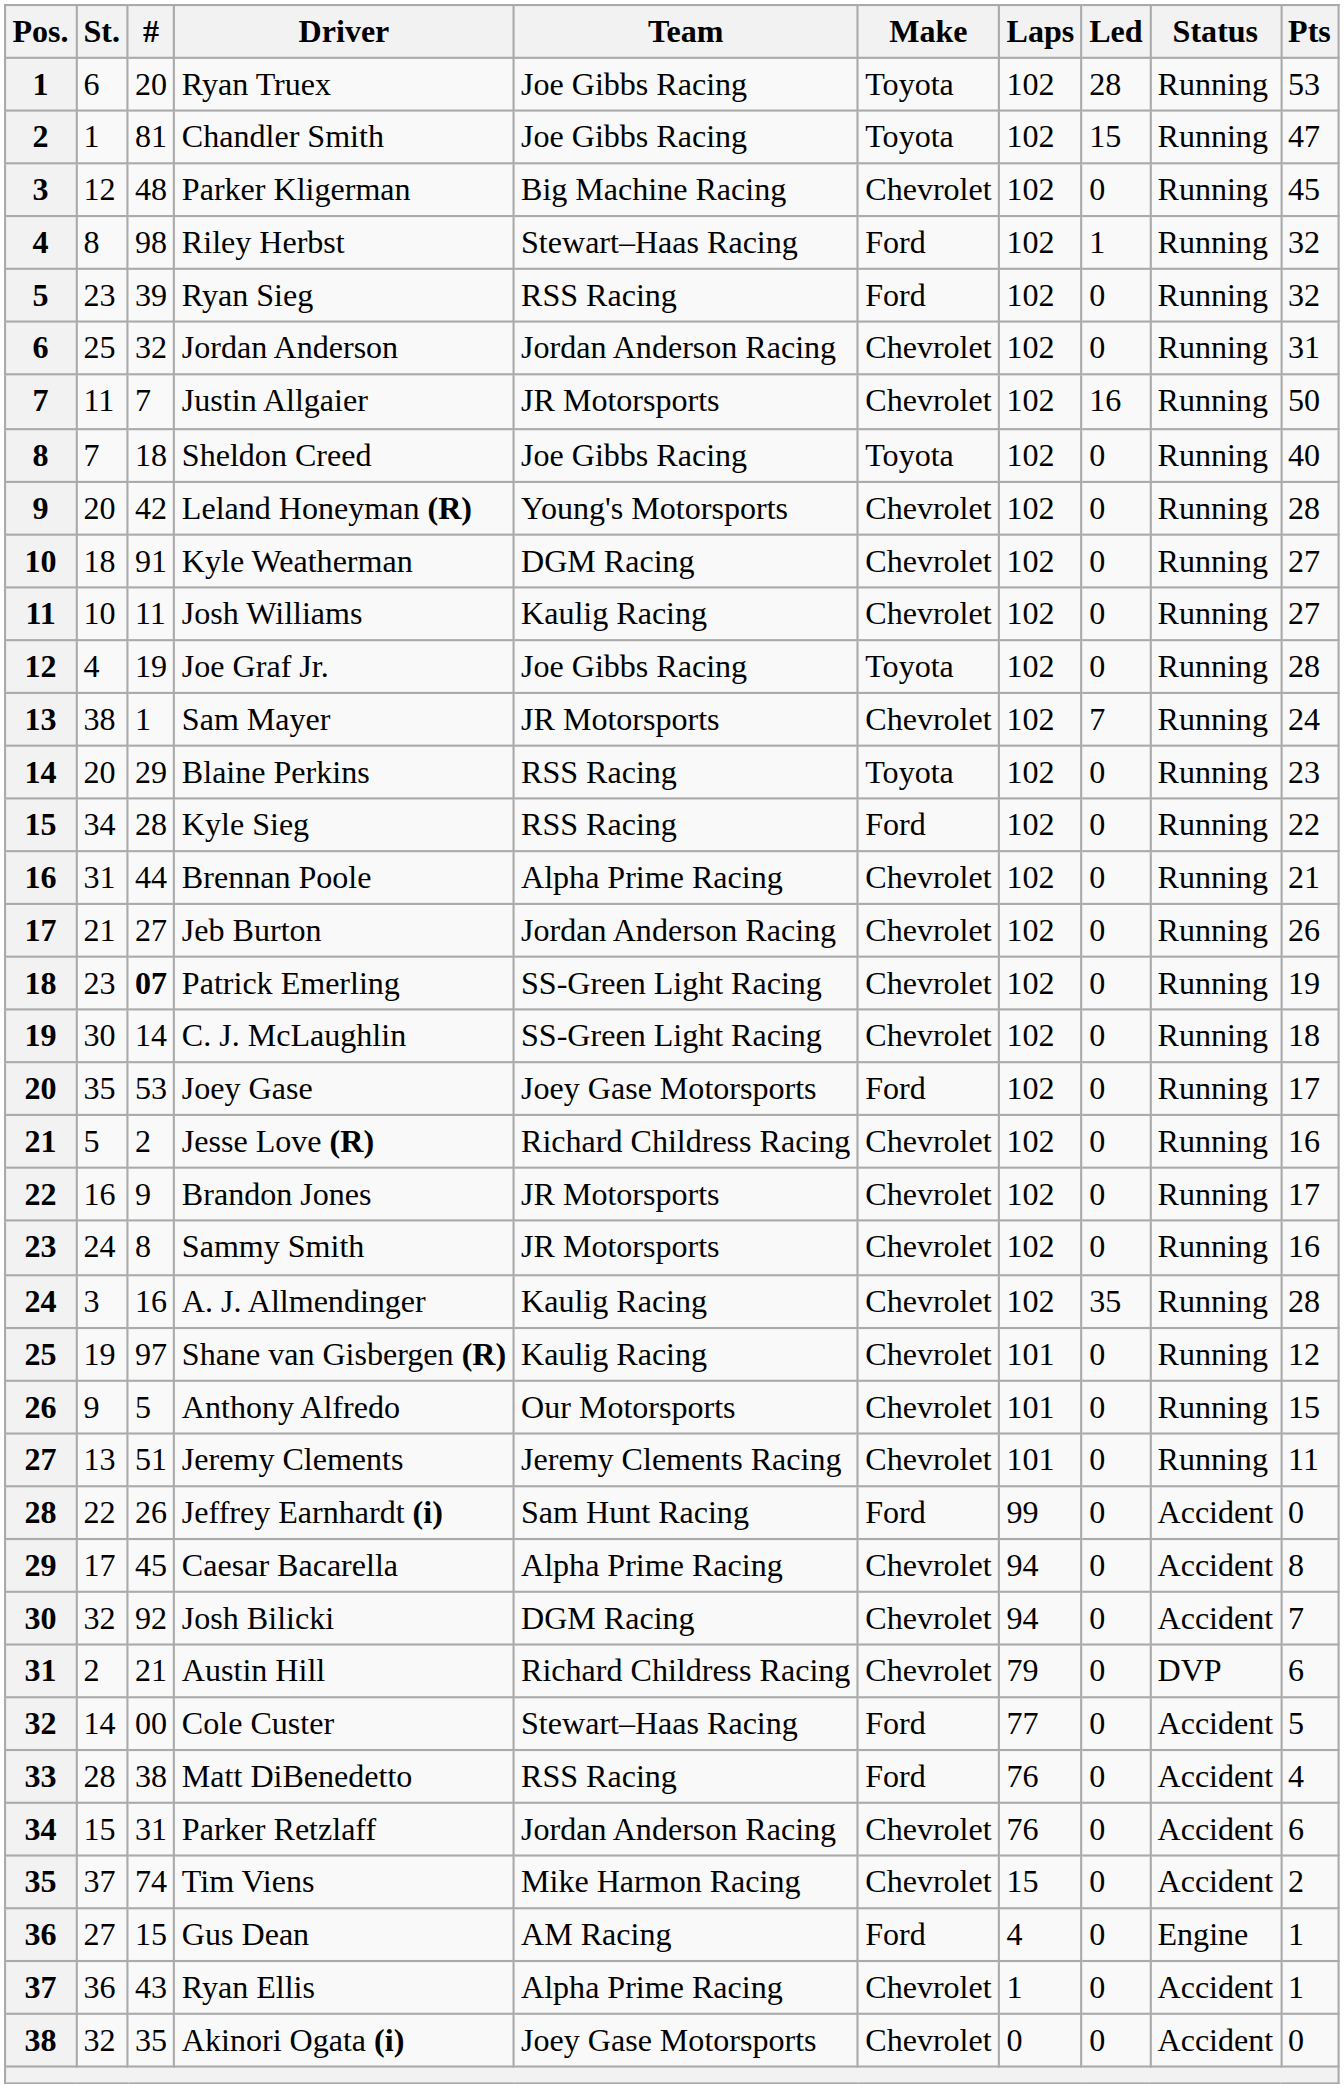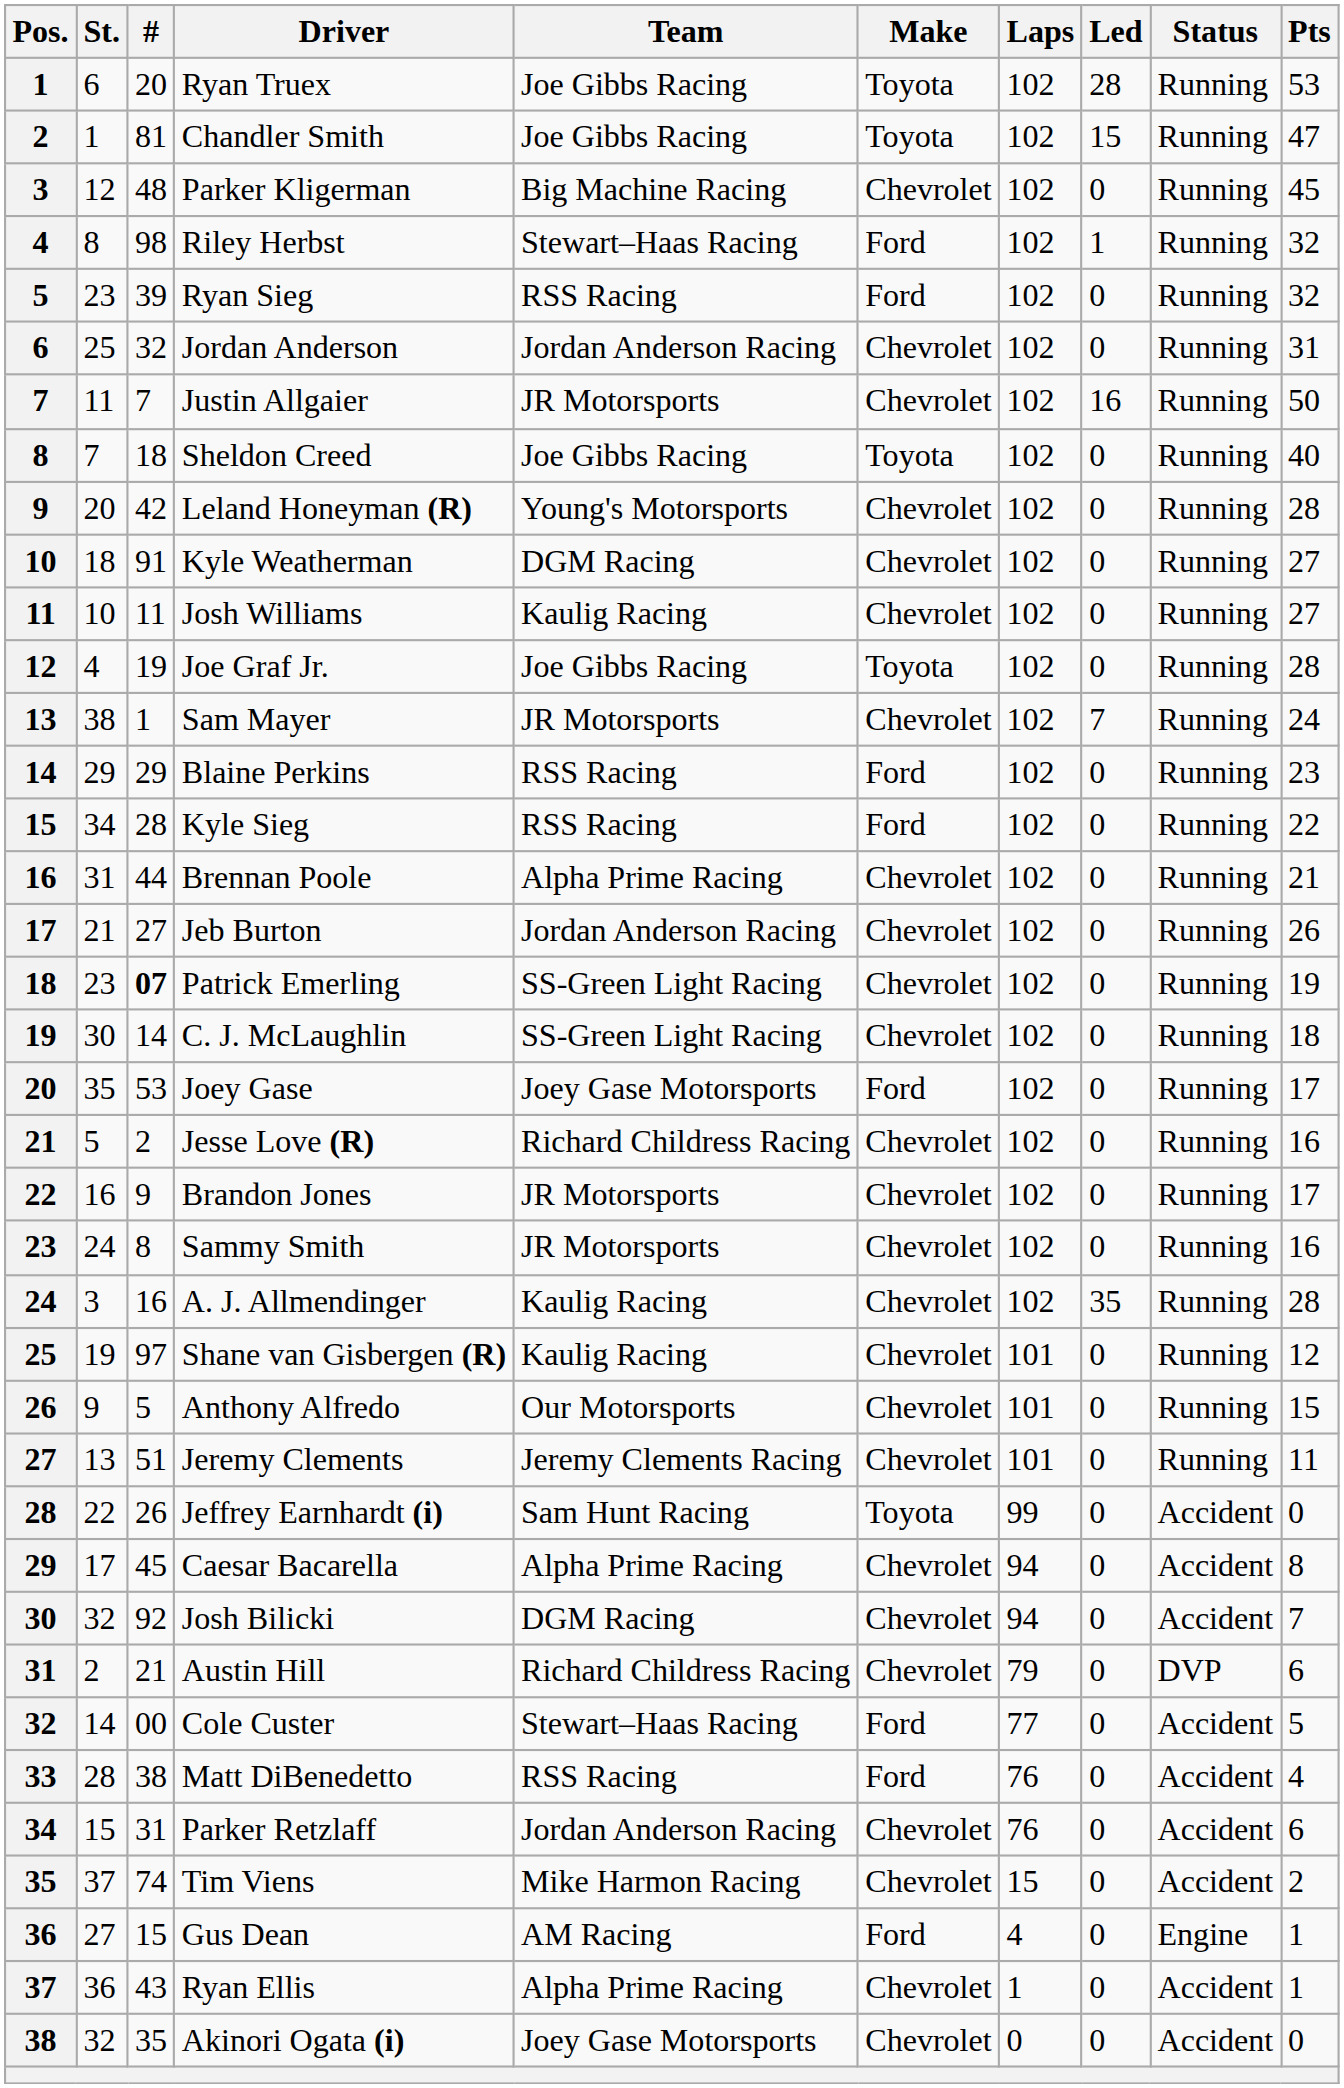(100, 771) 20 -> (100, 771) 29
(910, 771) Toyota -> (896, 771) Ford
(896, 1511) Ford -> (910, 1511) Toyota
